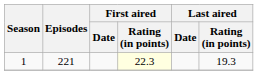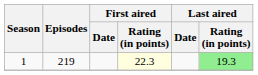(66, 61) 221 -> (66, 61) 219
(226, 61) no background -> (226, 61) lightgreen background
